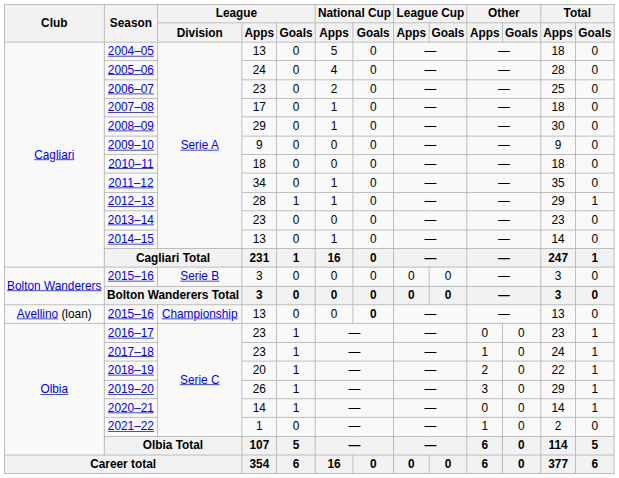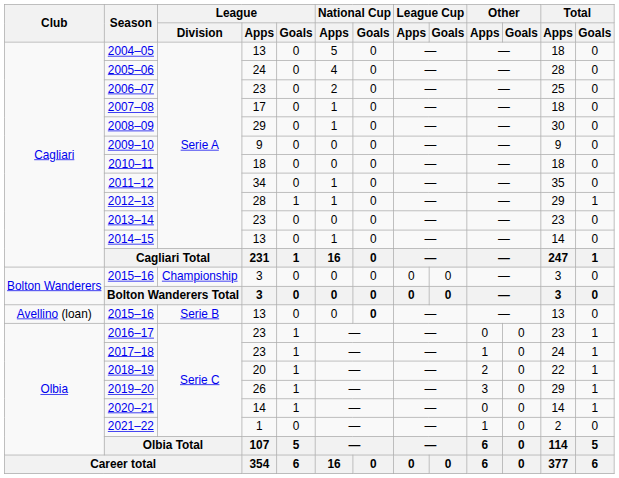(200, 276) Serie B -> (200, 276) Championship
(200, 314) Championship -> (200, 314) Serie B
